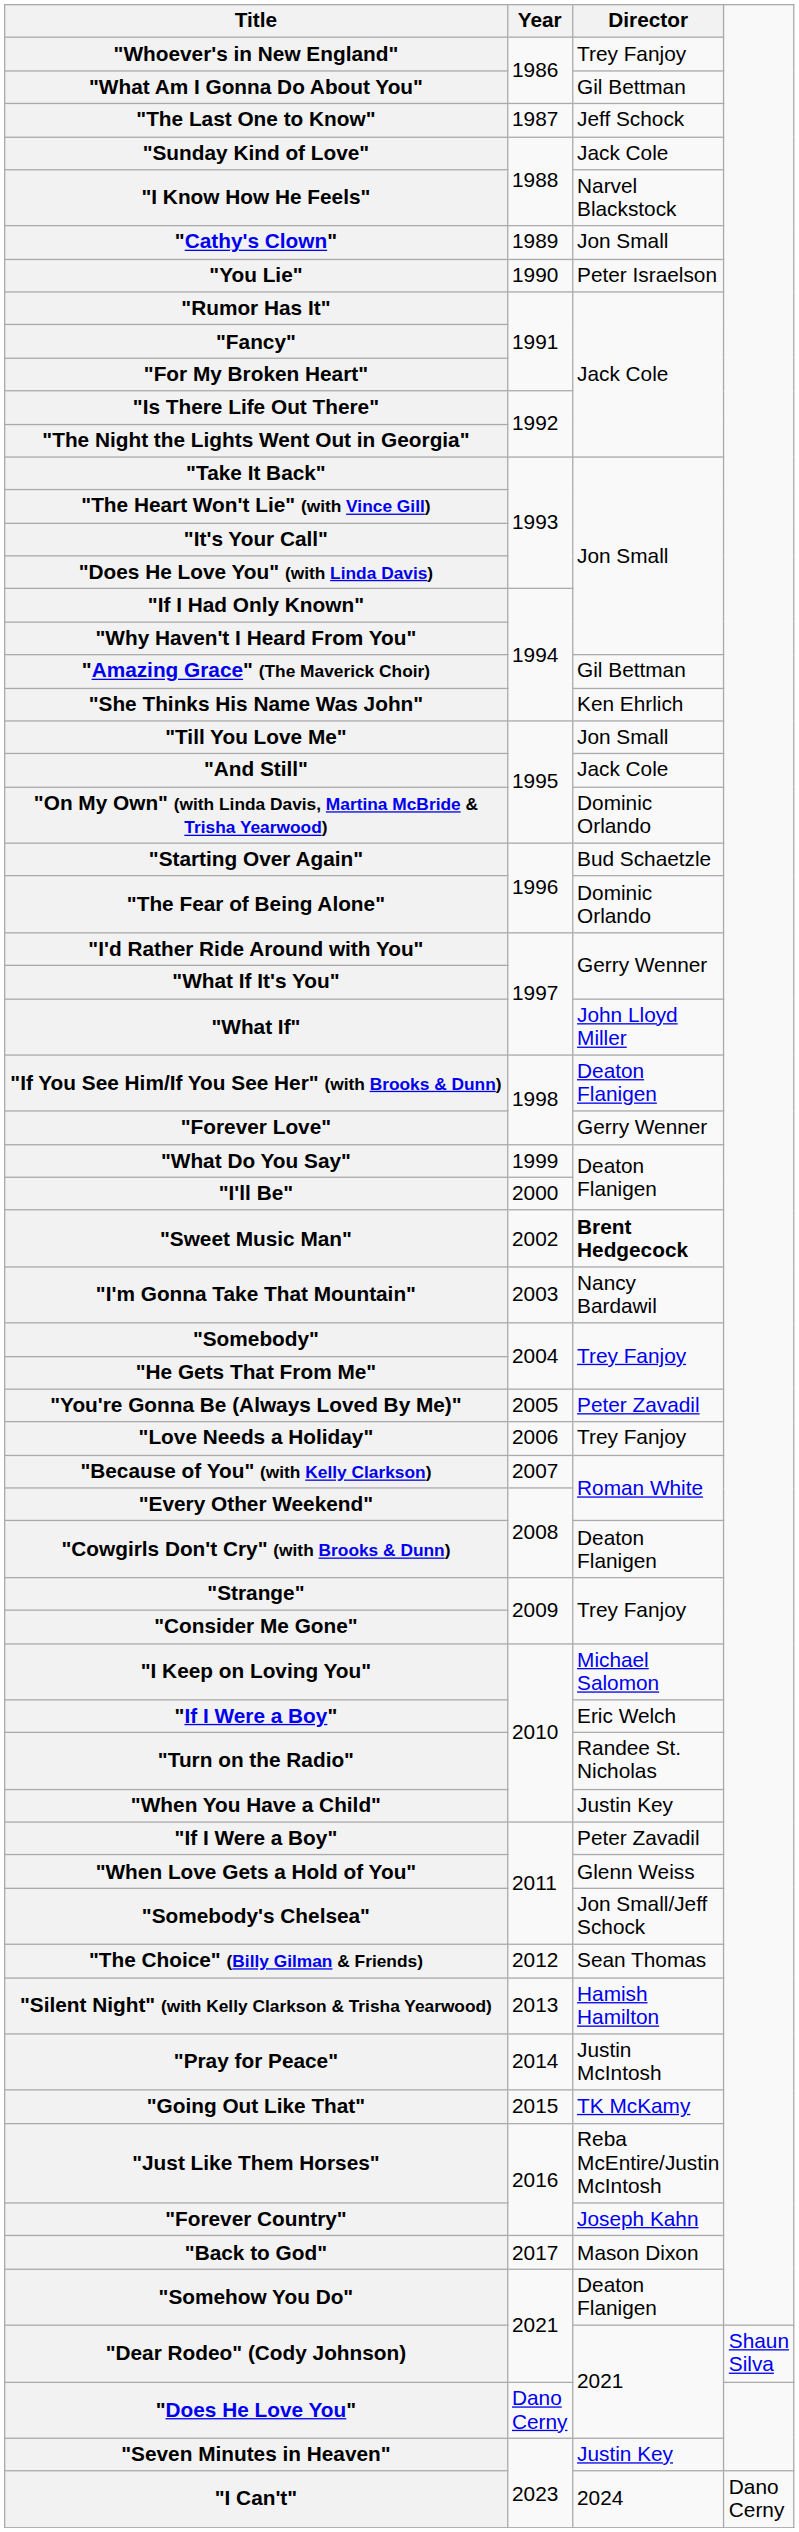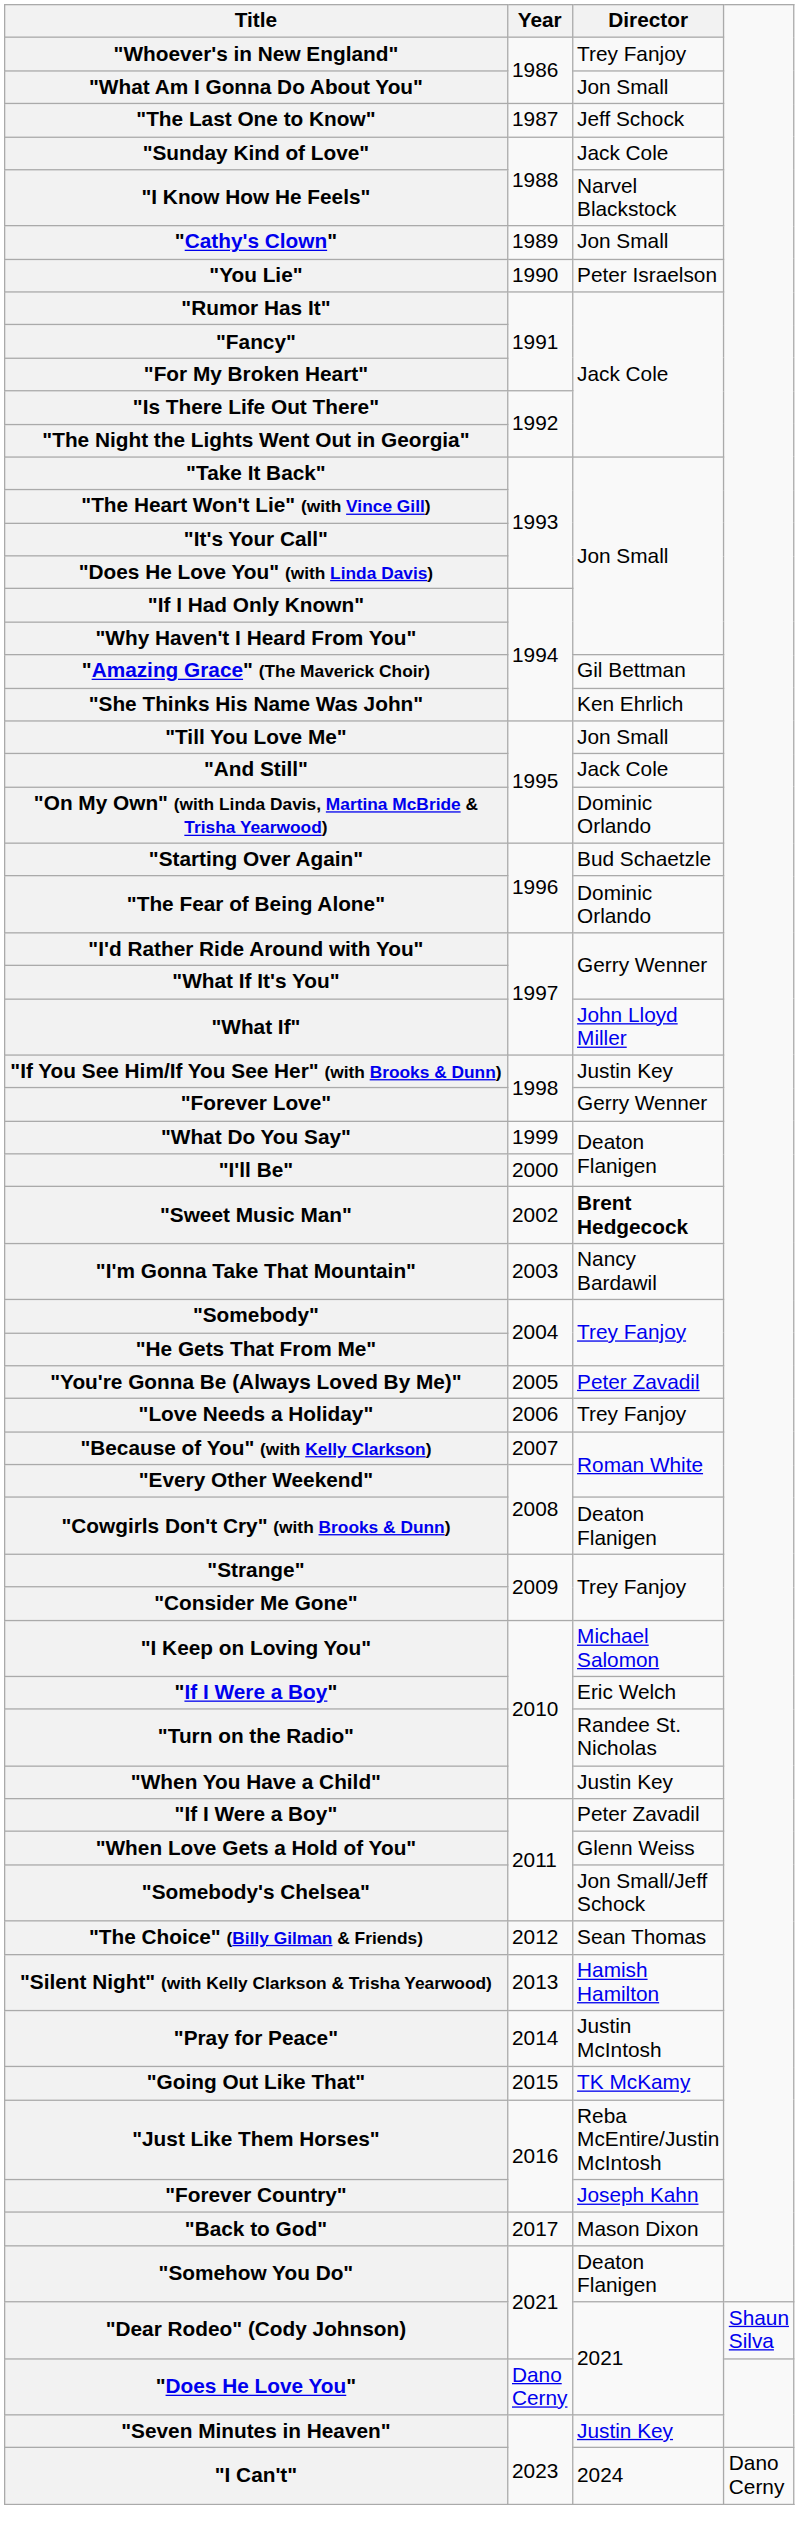(631, 86) Gil Bettman -> (623, 86) Jon Small
(617, 1082) Deaton Flanigen -> (625, 1071) Justin Key
